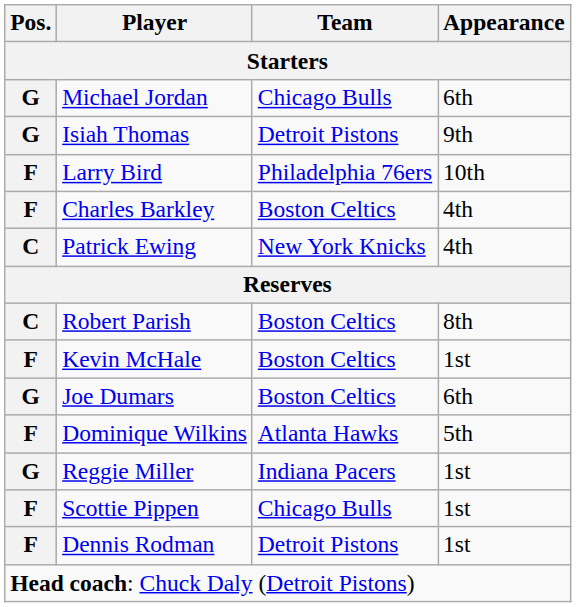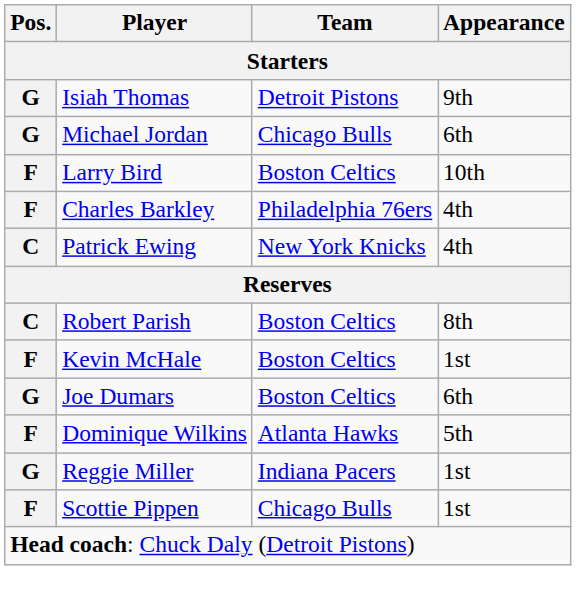rows swapped: (126, 135) <-> (135, 97)
(345, 172) Philadelphia 76ers -> (327, 172) Boston Celtics
(327, 209) Boston Celtics -> (345, 209) Philadelphia 76ers
- row: (138, 545)
